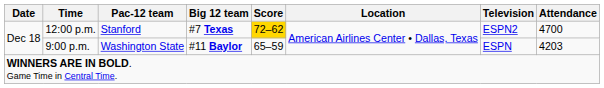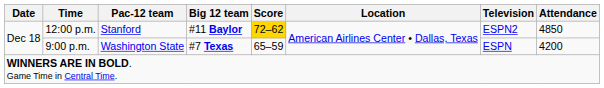(211, 30) #7 Texas -> (216, 30) #11 Baylor
(551, 30) 4700 -> (551, 30) 4850
(216, 47) #11 Baylor -> (211, 47) #7 Texas
(551, 47) 4203 -> (551, 47) 4200
